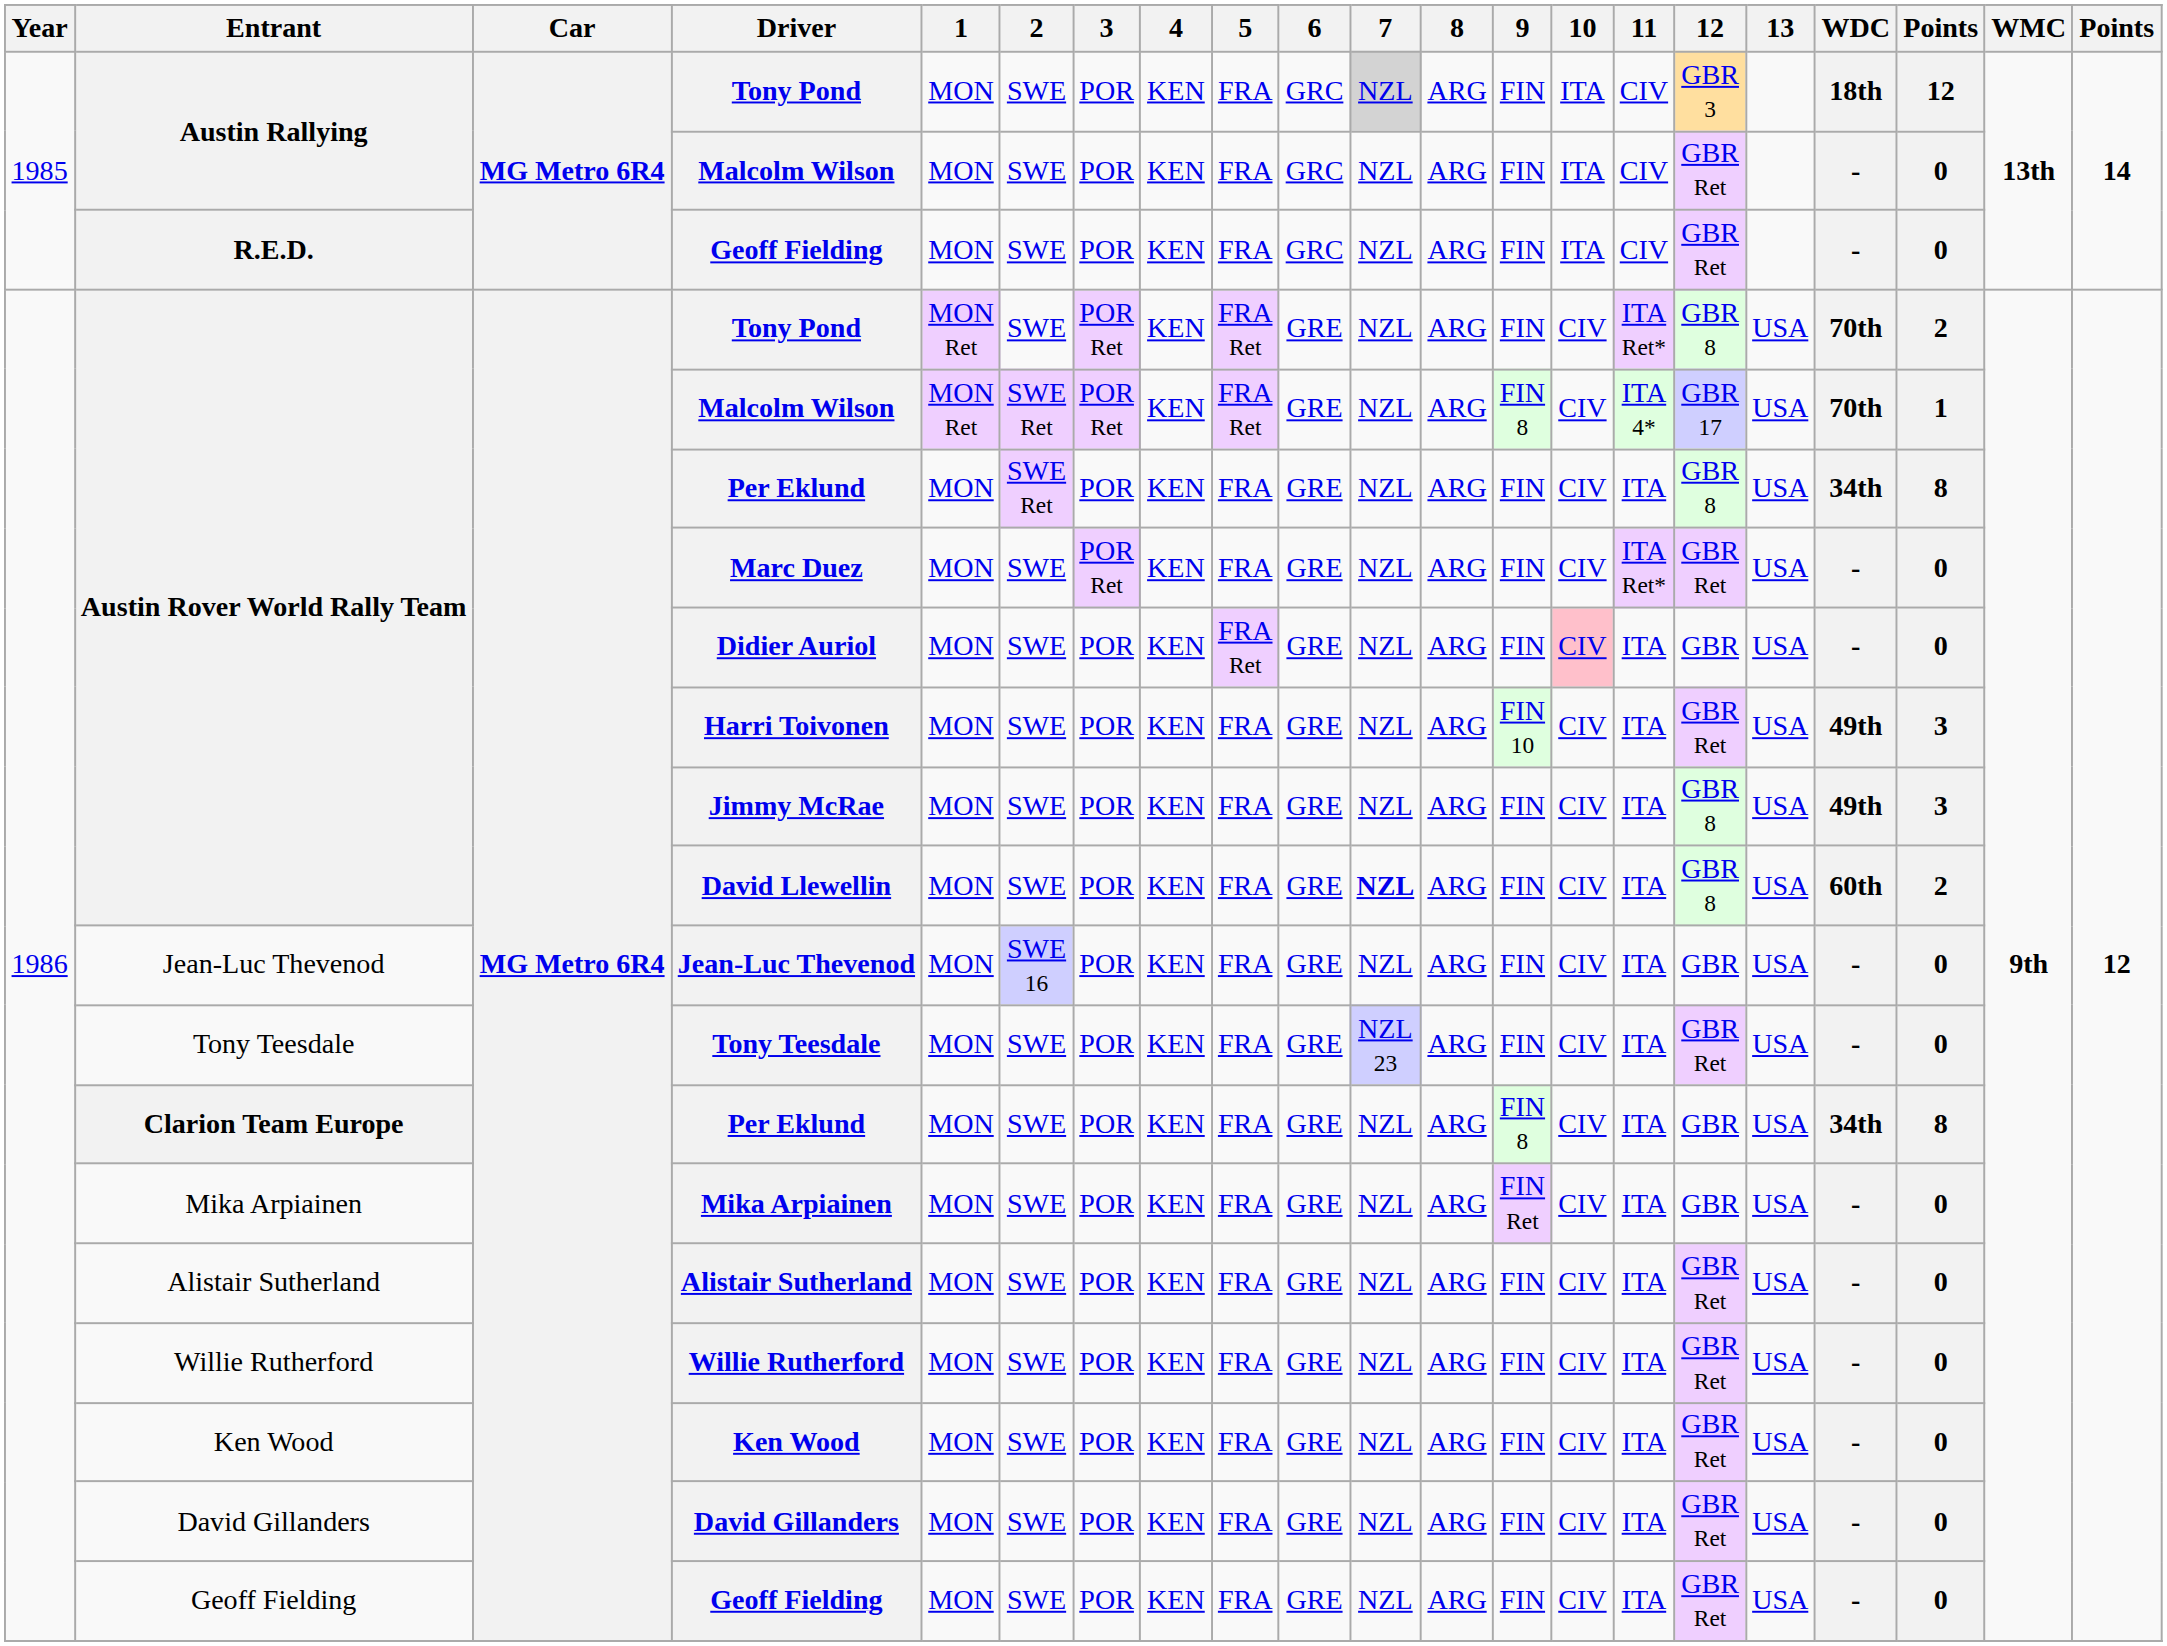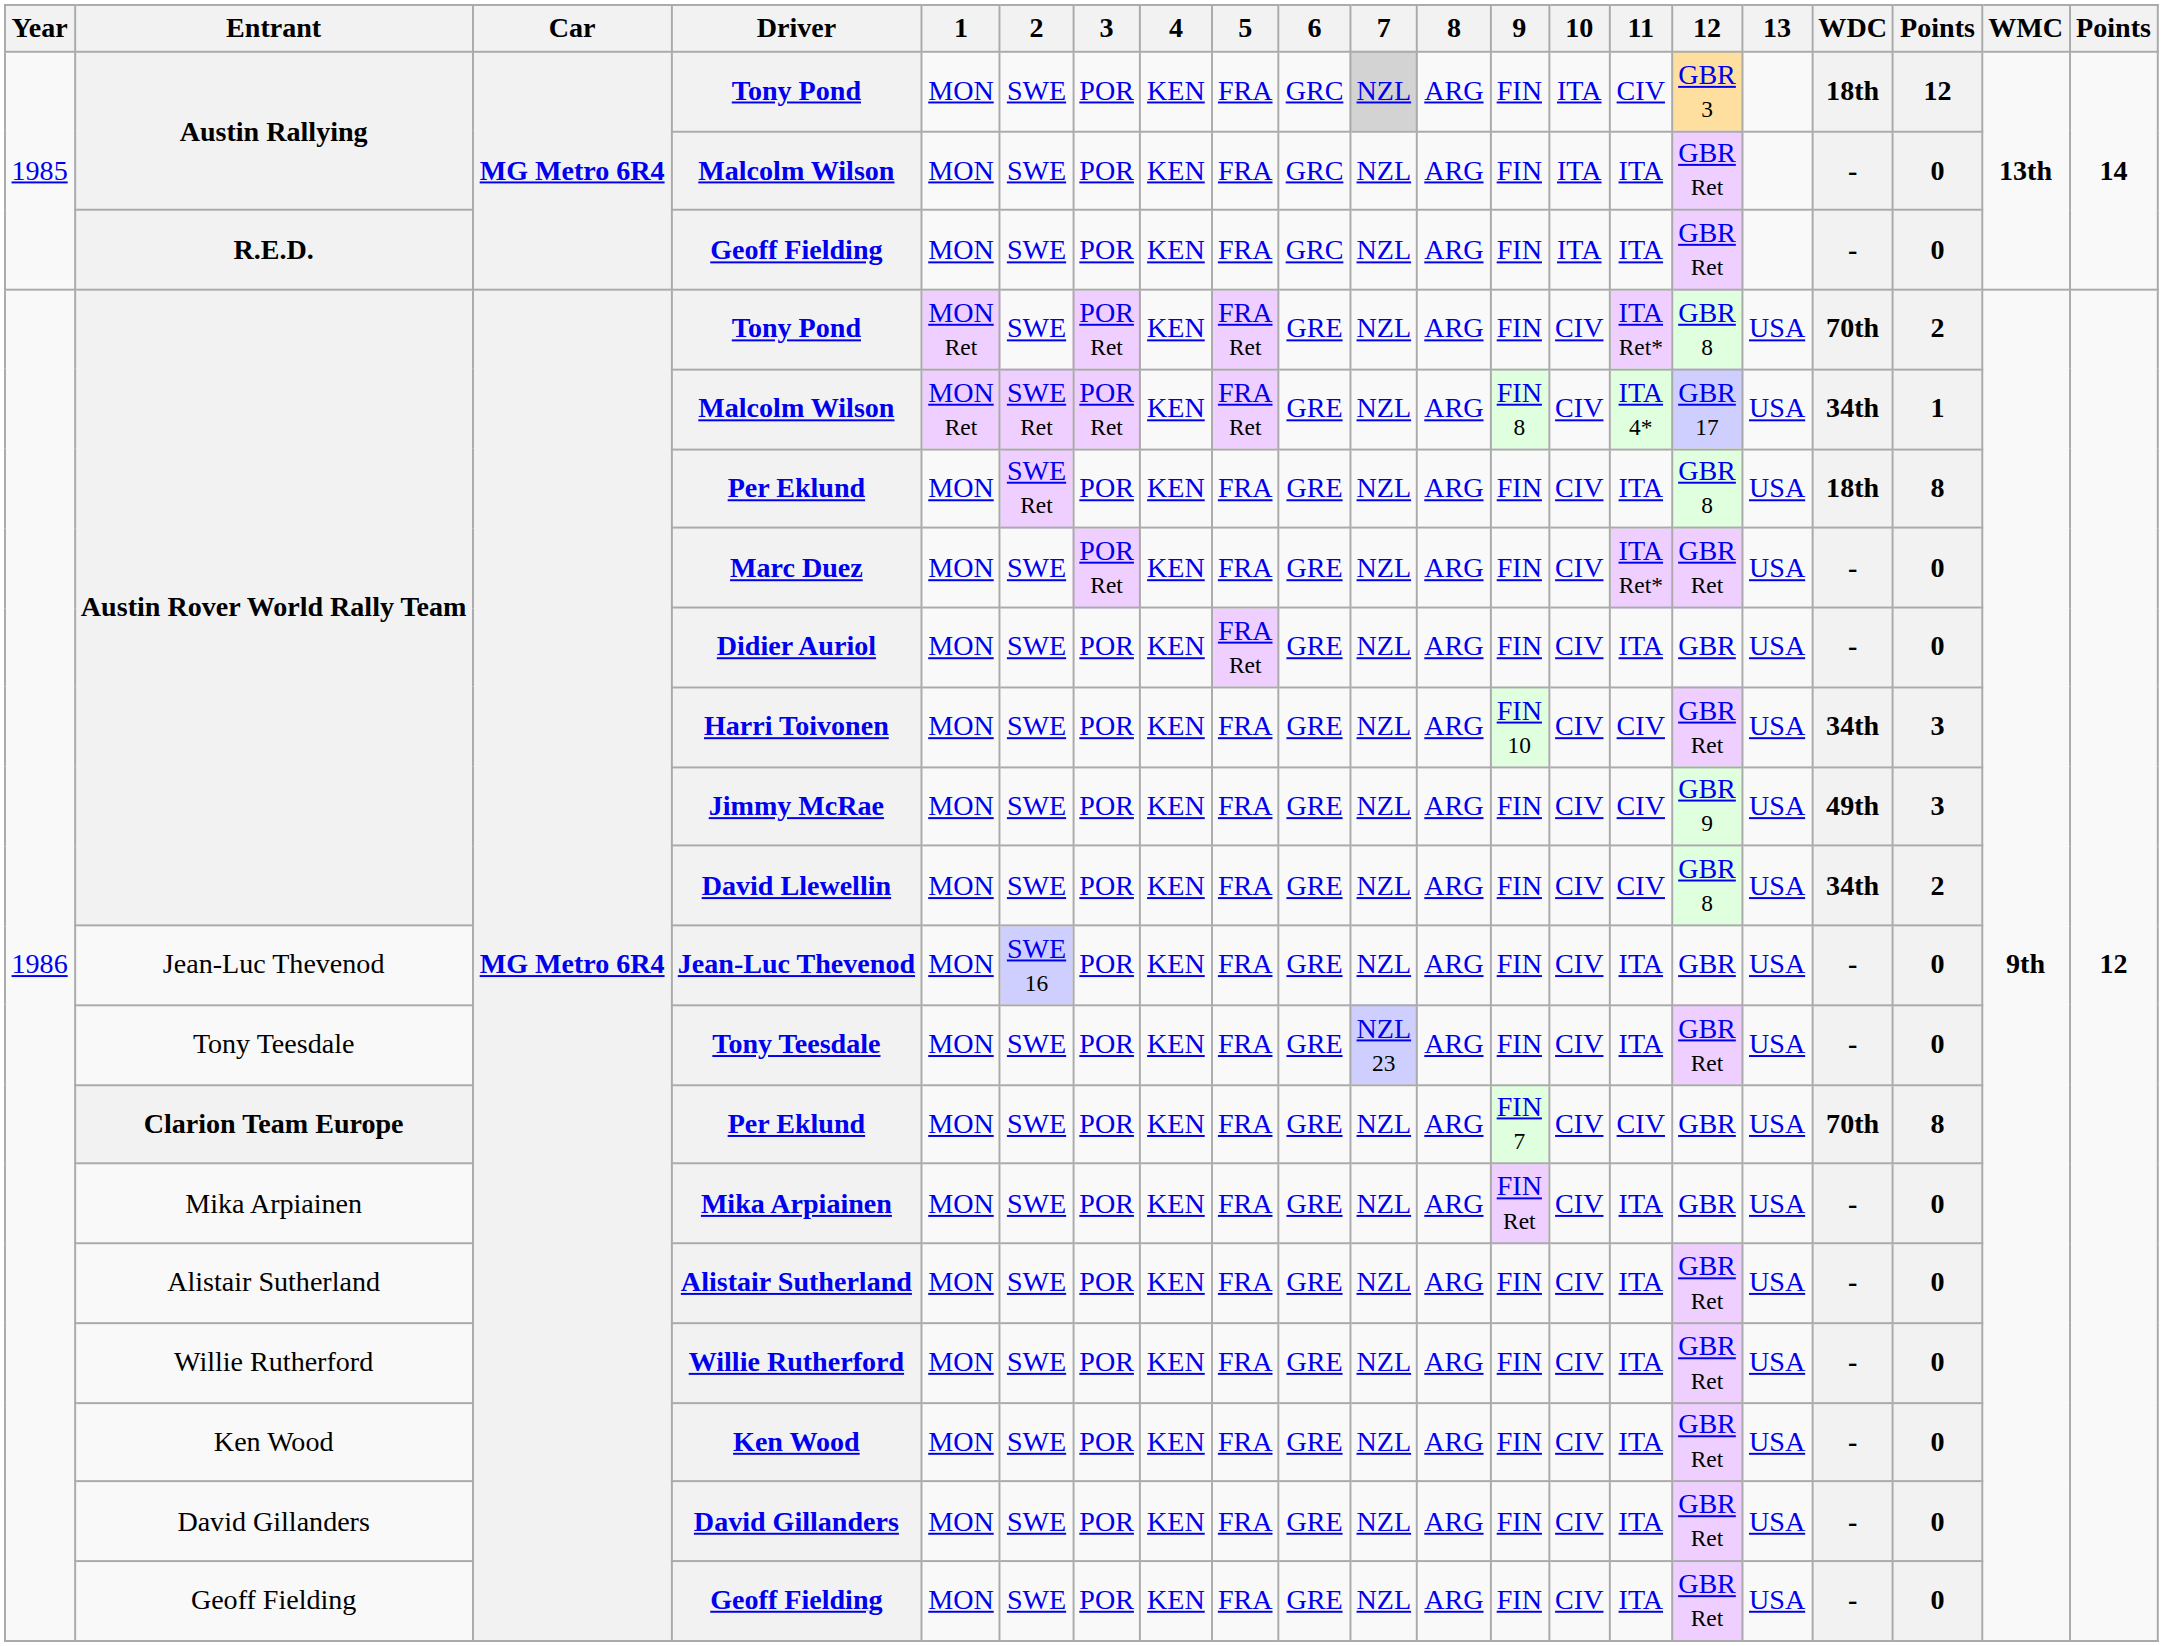(1644, 170) CIV -> (1641, 170) ITA
(1644, 249) CIV -> (1641, 249) ITA
(1856, 408) 70th -> (1853, 408) 34th
(1856, 488) 34th -> (1853, 488) 18th
(1582, 647) pink background -> (1579, 647) no background
(1644, 726) ITA -> (1641, 726) CIV
(1856, 726) 49th -> (1853, 726) 34th
(1644, 806) ITA -> (1641, 806) CIV
(1710, 806) GBR 8 -> (1707, 806) GBR 9
(1385, 885) bold -> (1384, 885) normal
(1644, 885) ITA -> (1641, 885) CIV
(1856, 885) 60th -> (1853, 885) 34th
(1522, 1123) FIN 8 -> (1519, 1123) FIN 7
(1644, 1123) ITA -> (1641, 1123) CIV
(1856, 1123) 34th -> (1853, 1123) 70th
